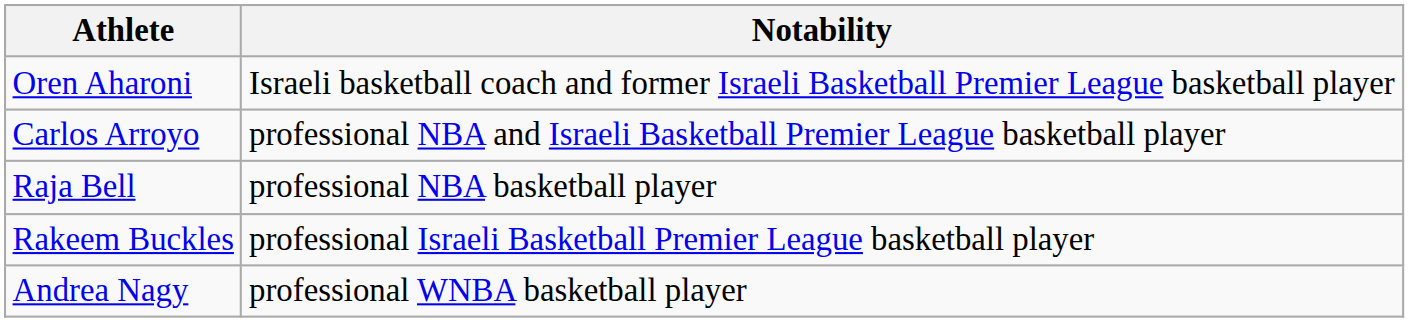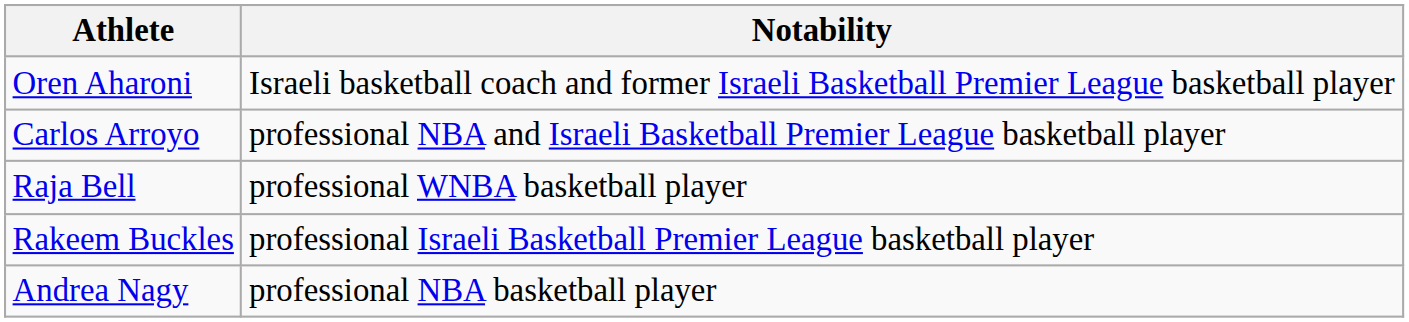(483, 186) professional NBA basketball player -> (498, 186) professional WNBA basketball player
(498, 290) professional WNBA basketball player -> (483, 290) professional NBA basketball player
